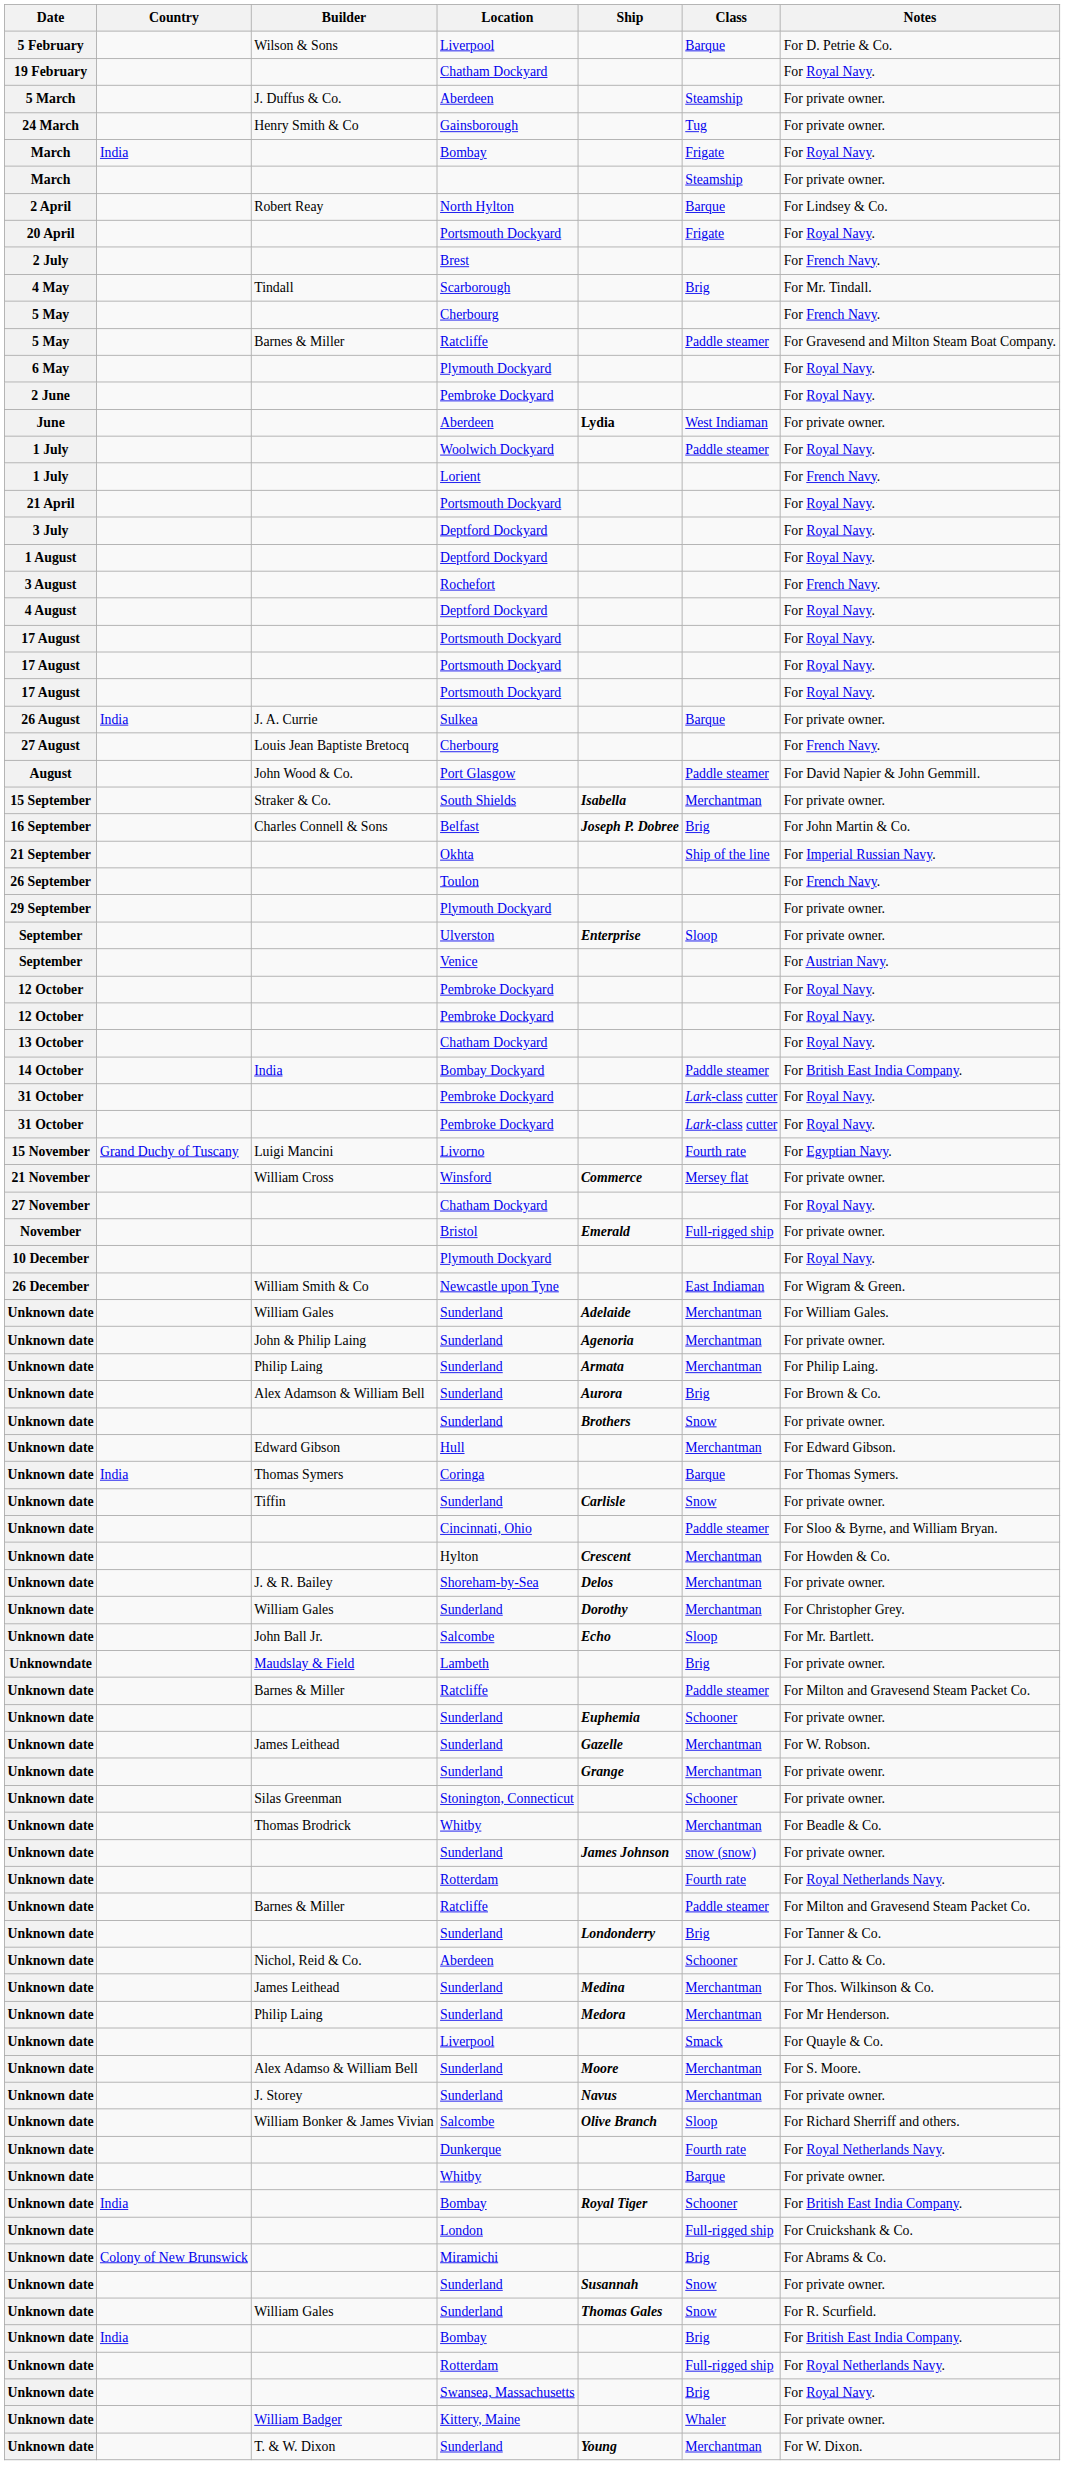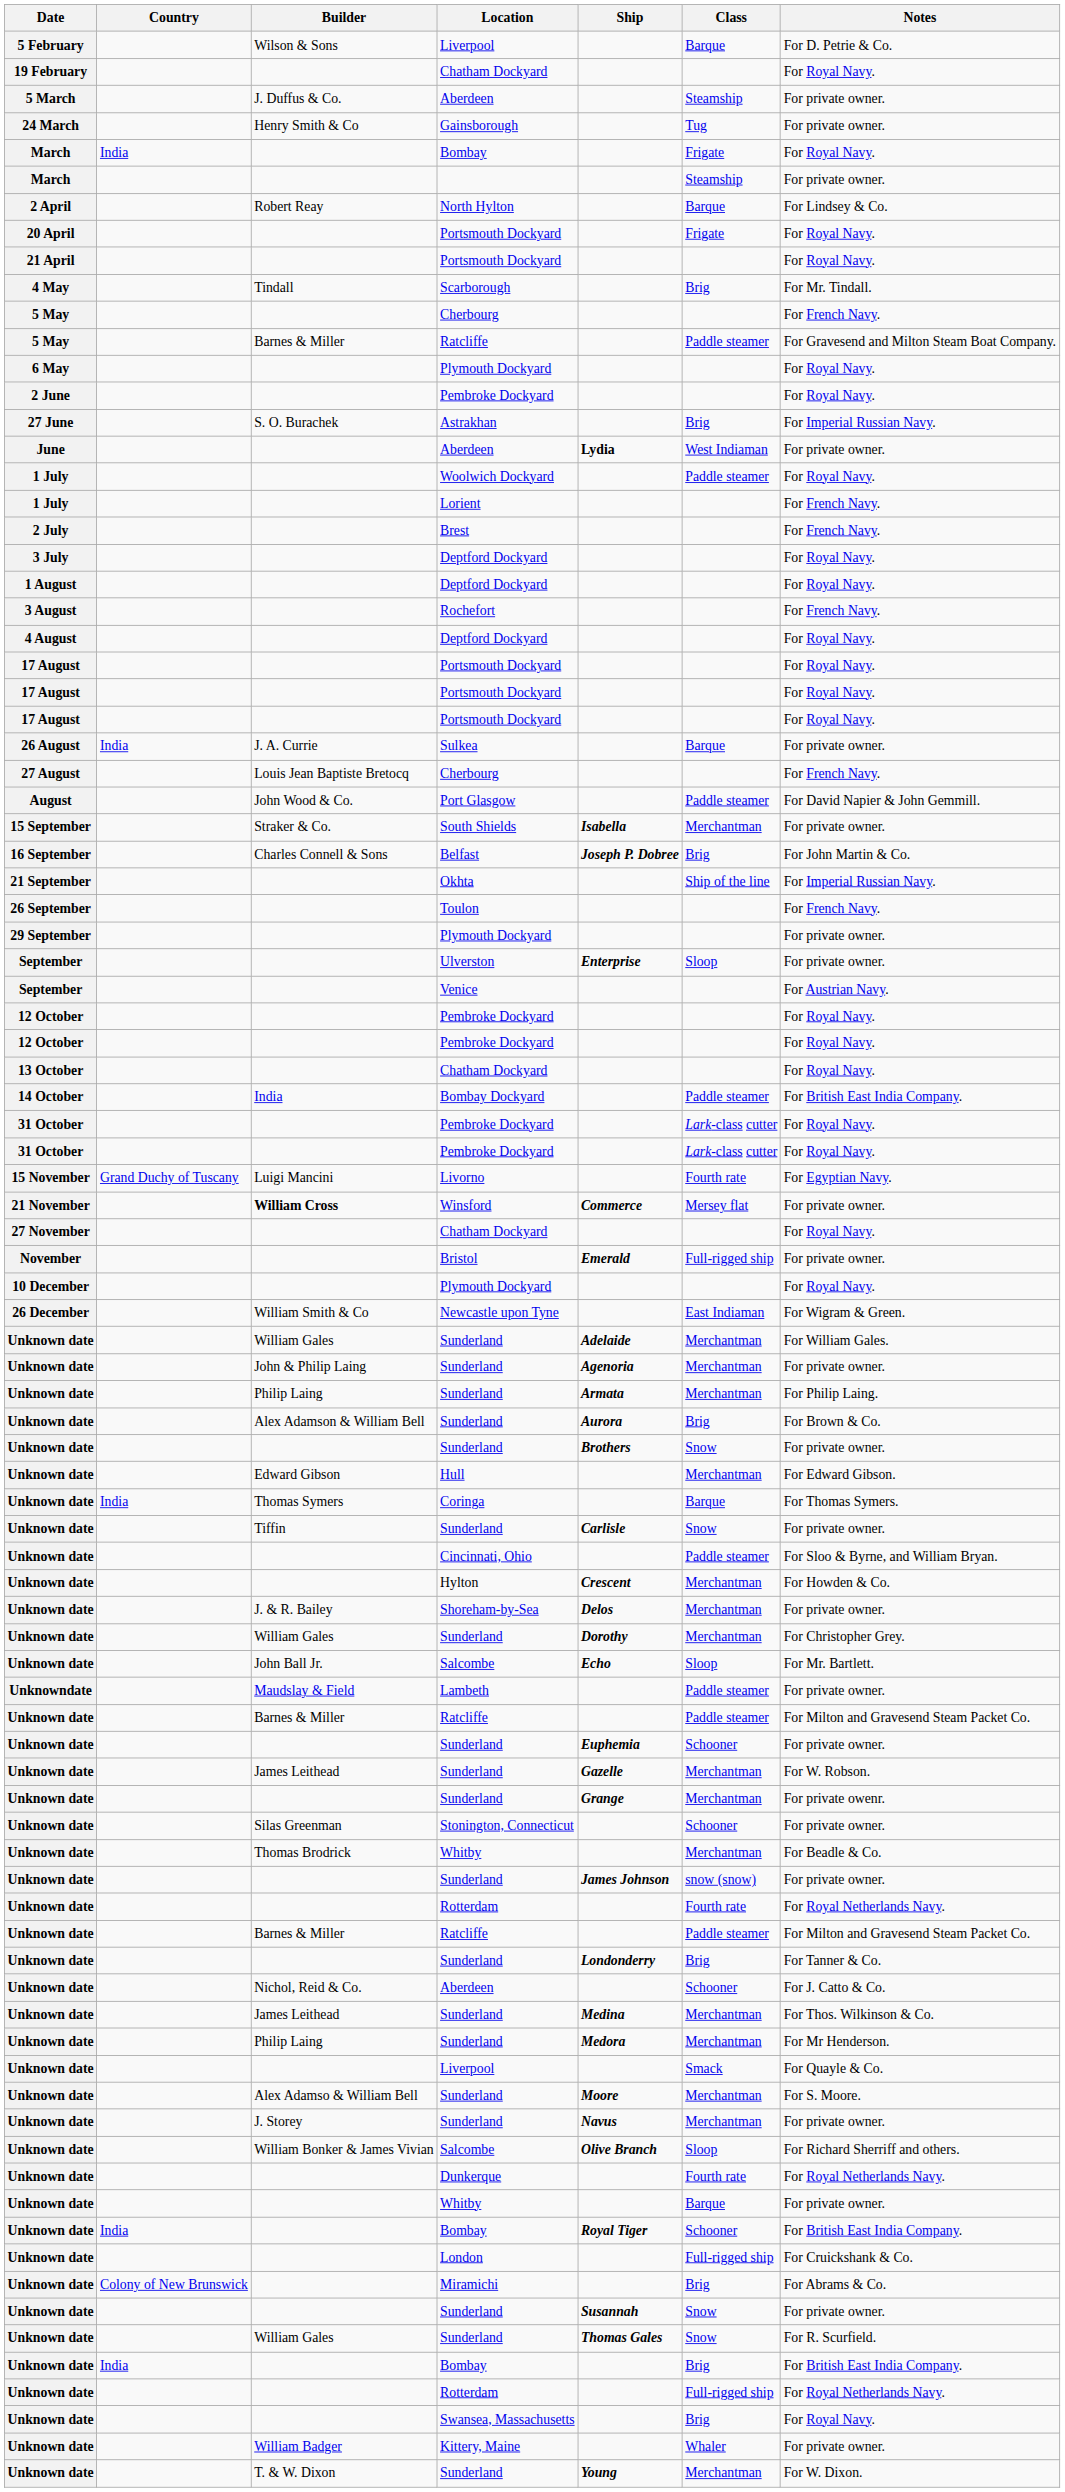rows swapped: (51, 503) <-> (51, 260)
+ row: (51, 422)
(294, 1178) normal -> (296, 1205) bold
(697, 1663) Brig -> (727, 1690) Paddle steamer
